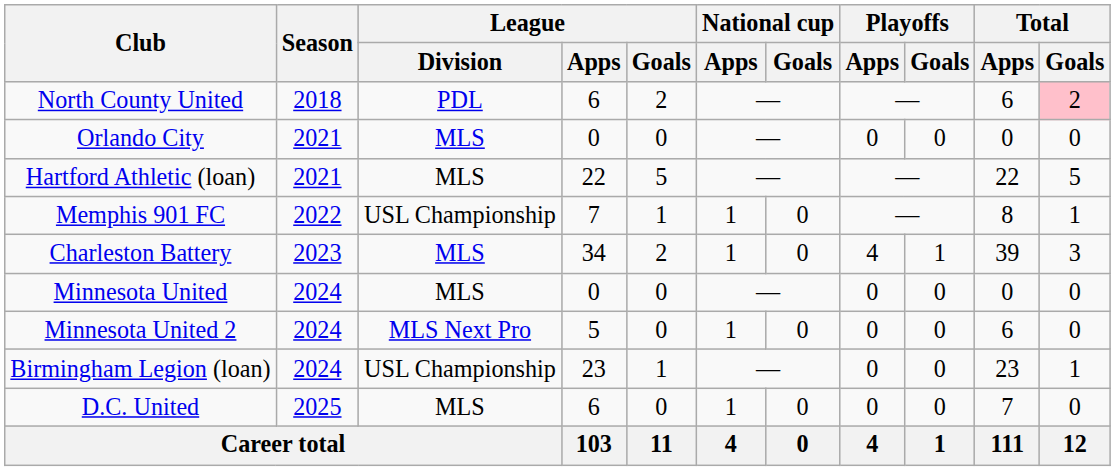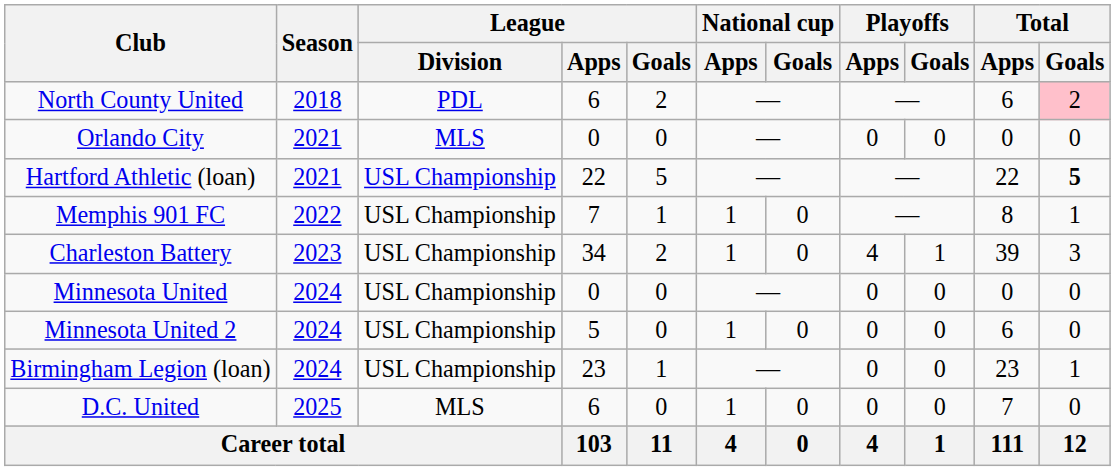(460, 176) MLS -> (460, 176) USL Championship
(1075, 176) normal -> (1075, 176) bold
(460, 253) MLS -> (460, 253) USL Championship
(460, 291) MLS -> (460, 291) USL Championship
(460, 330) MLS Next Pro -> (460, 330) USL Championship
